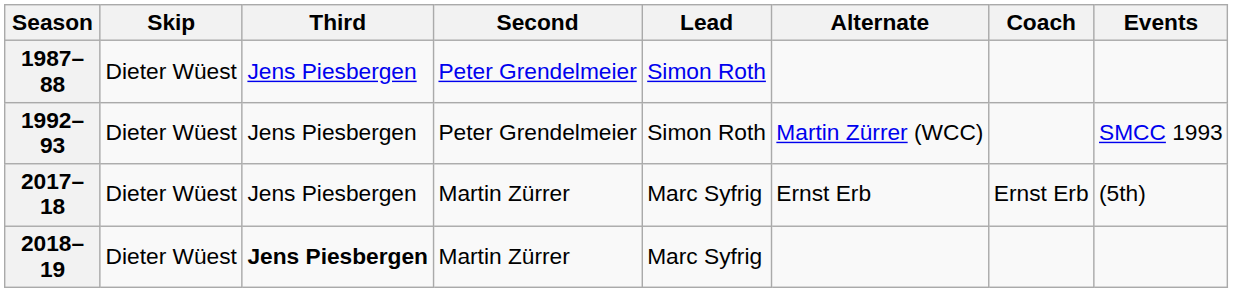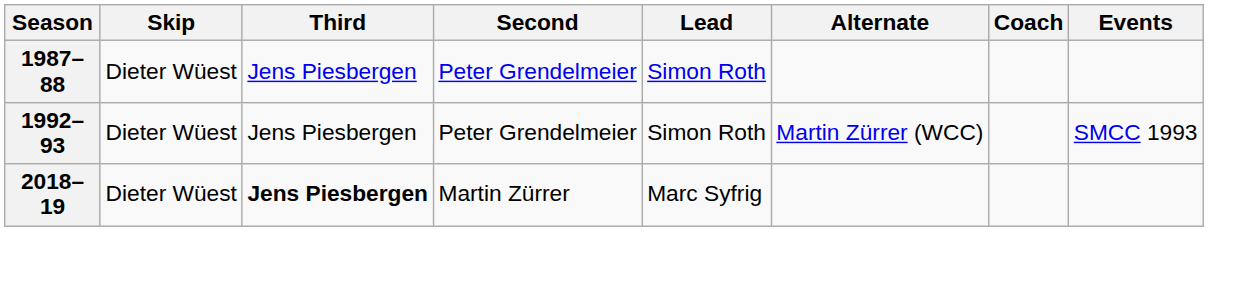- row: (53, 194)
